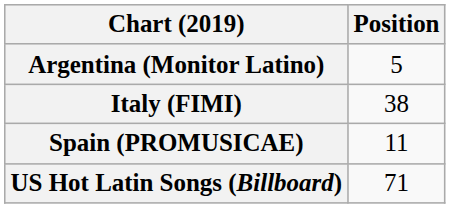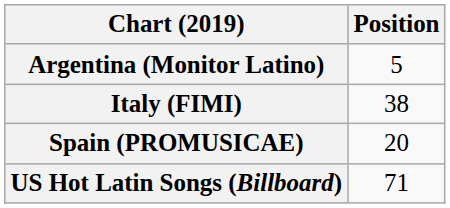(397, 143) 11 -> (397, 143) 20
